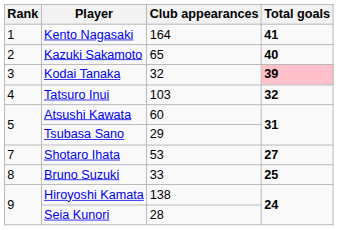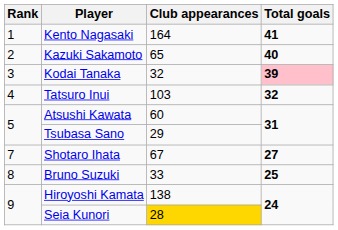(157, 154) 53 -> (157, 154) 67
(157, 214) no background -> (157, 214) gold background
